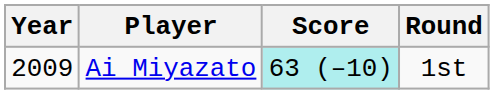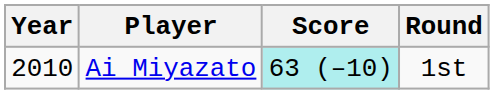(42, 68) 2009 -> (42, 68) 2010
